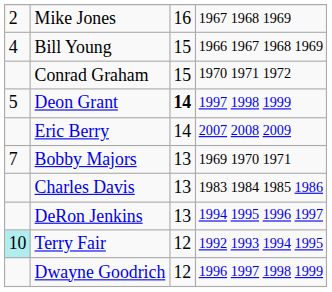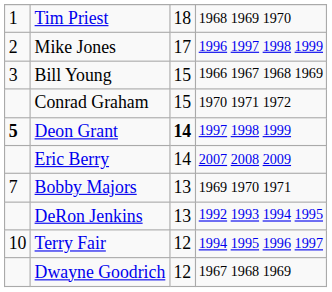+ row: (72, 18)
(182, 18) 16 -> (182, 46) 17
(245, 18) 1967 1968 1969 -> (261, 46) 1996 1997 1998 1999
(13, 46) 4 -> (13, 74) 3
(13, 103) normal -> (13, 131) bold
- row: (85, 187)
(261, 215) 1994 1995 1996 1997 -> (261, 215) 1992 1993 1994 1995
(18, 243) paleturquoise background -> (18, 243) no background
(261, 243) 1992 1993 1994 1995 -> (261, 243) 1994 1995 1996 1997
(261, 272) 1996 1997 1998 1999 -> (245, 272) 1967 1968 1969
